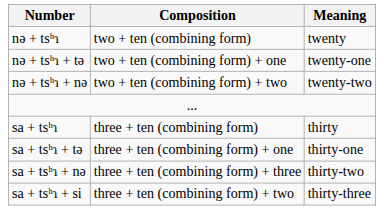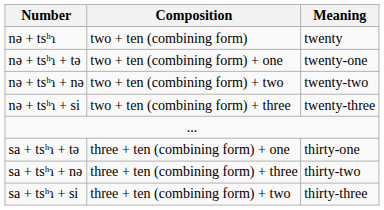+ row: (44, 104)
- row: (35, 127)
